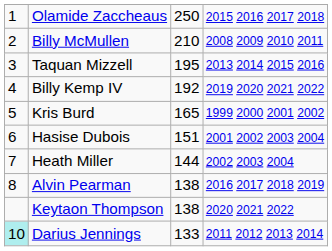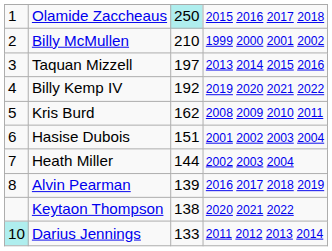(187, 16) no background -> (187, 16) paleturquoise background
(265, 41) 2008 2009 2010 2011 -> (265, 41) 1999 2000 2001 2002
(187, 64) 195 -> (187, 64) 197
(187, 112) 165 -> (187, 112) 162
(265, 113) 1999 2000 2001 2002 -> (265, 113) 2008 2009 2010 2011
(187, 185) 138 -> (187, 185) 139
